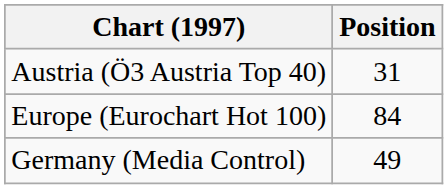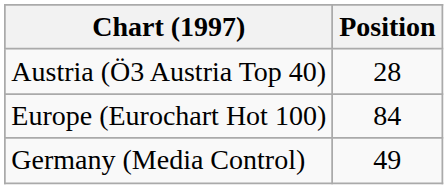(387, 71) 31 -> (387, 71) 28
